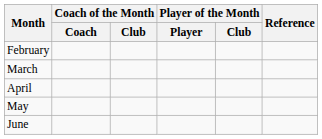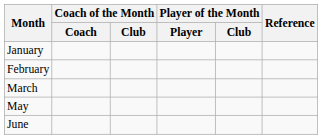+ row: (25, 50)
- row: (19, 87)
